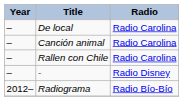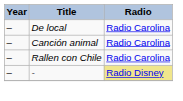(141, 73) no background -> (135, 73) khaki background
- row: (64, 89)
